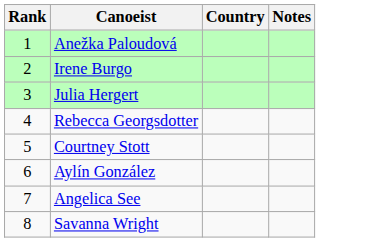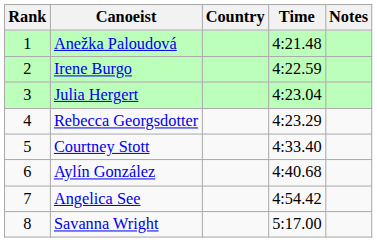+ column: (297, 17)
